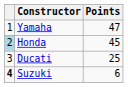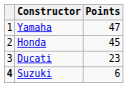(10, 44) lightblue background -> (10, 44) no background
(115, 59) 25 -> (115, 59) 23
